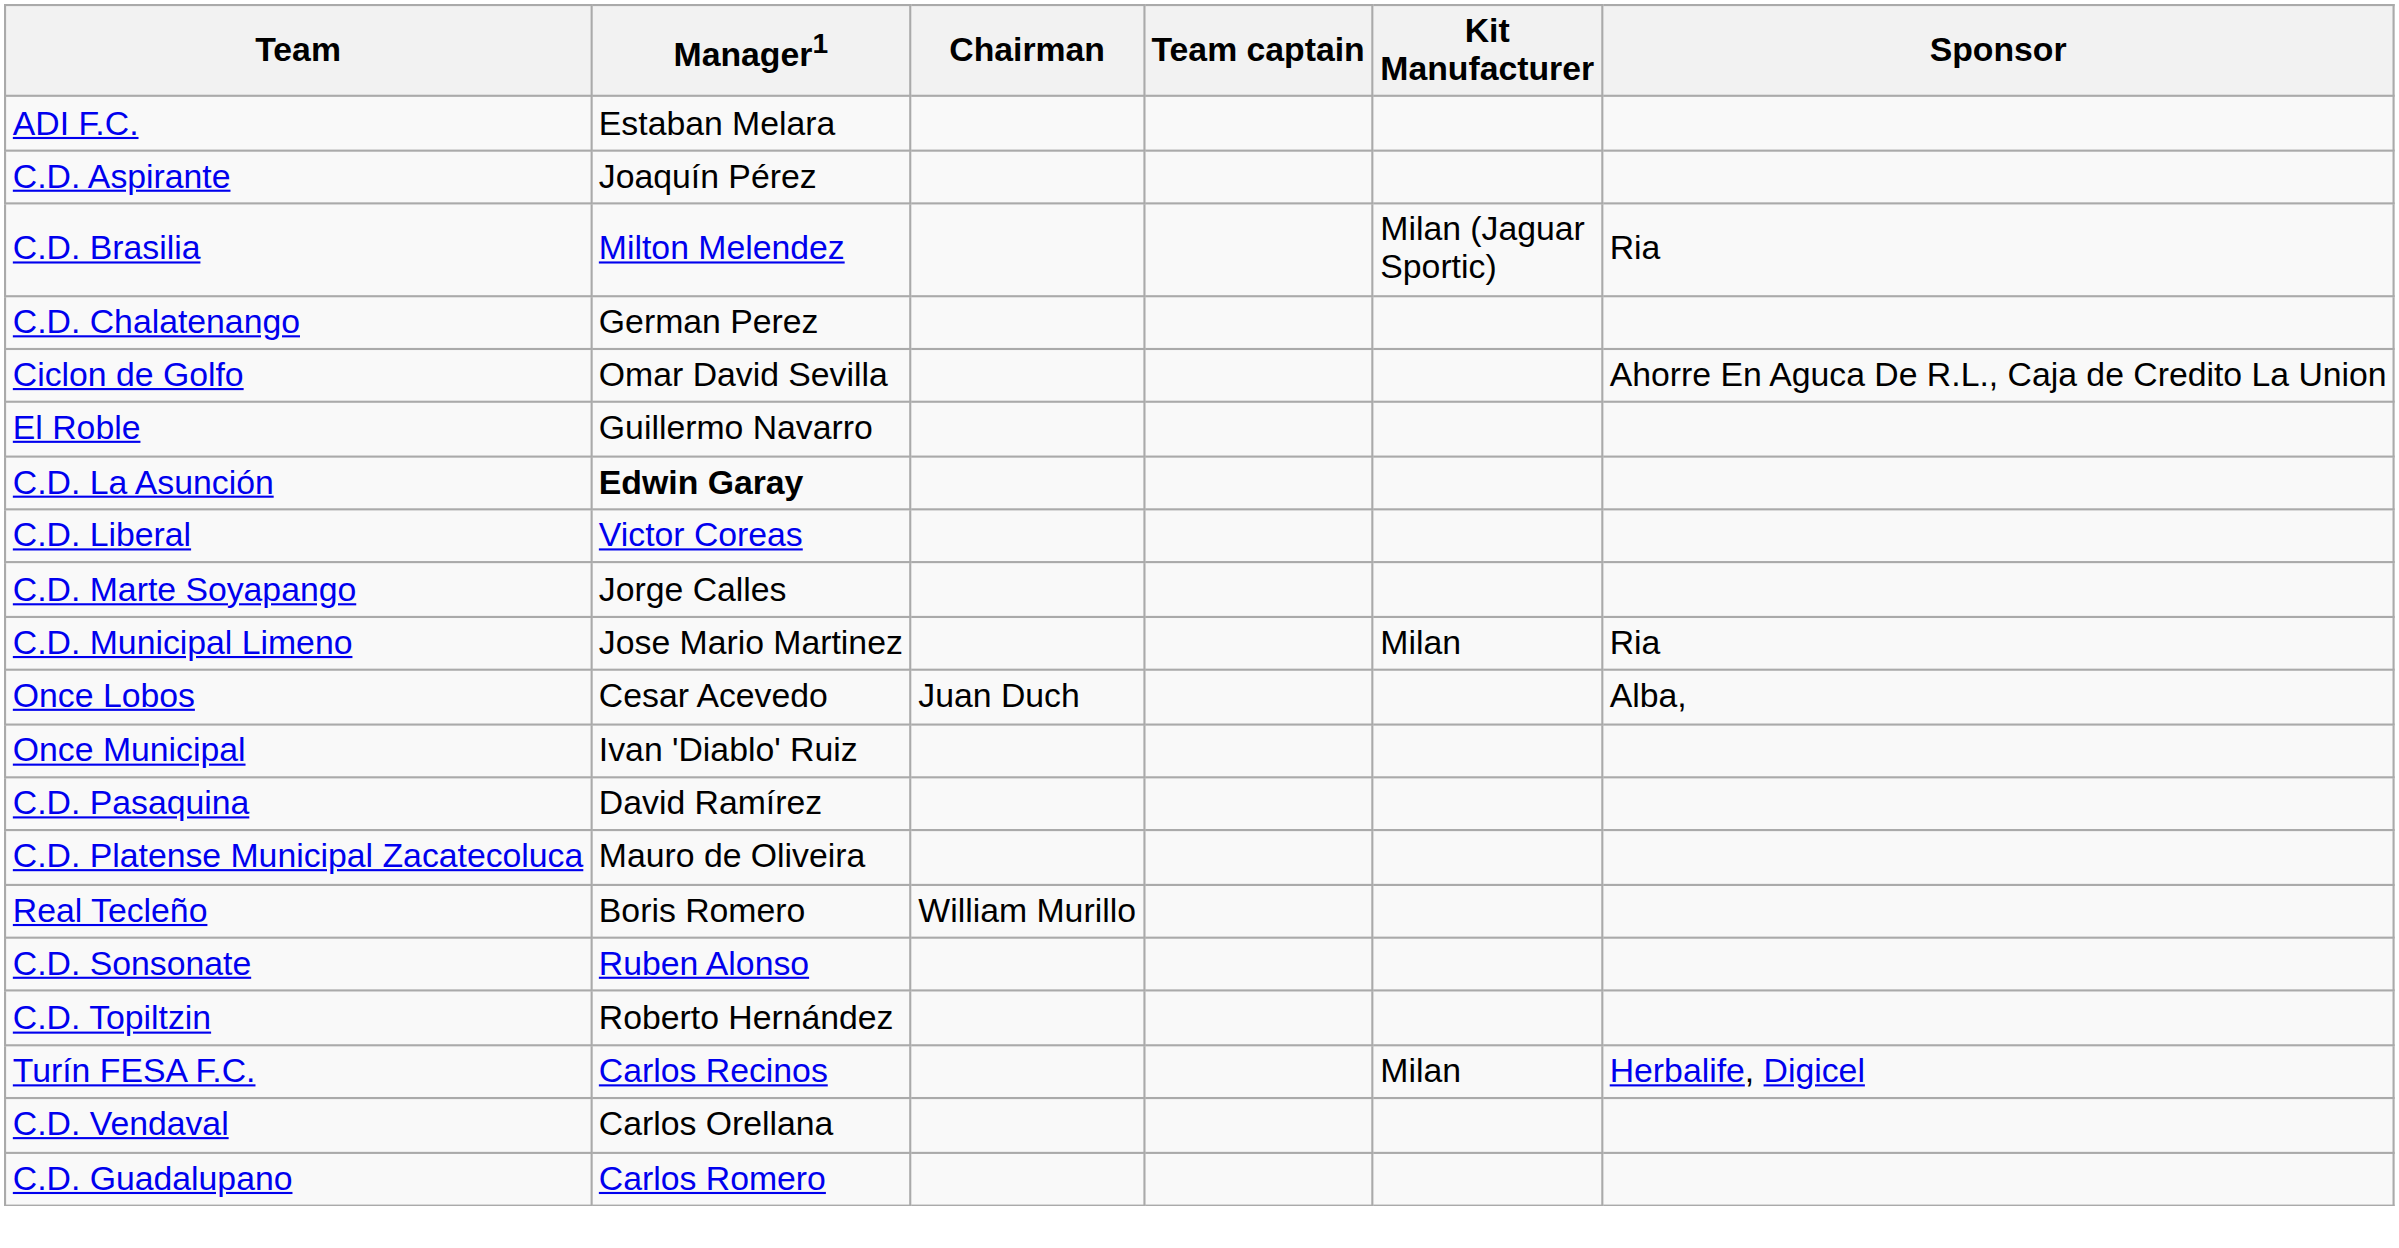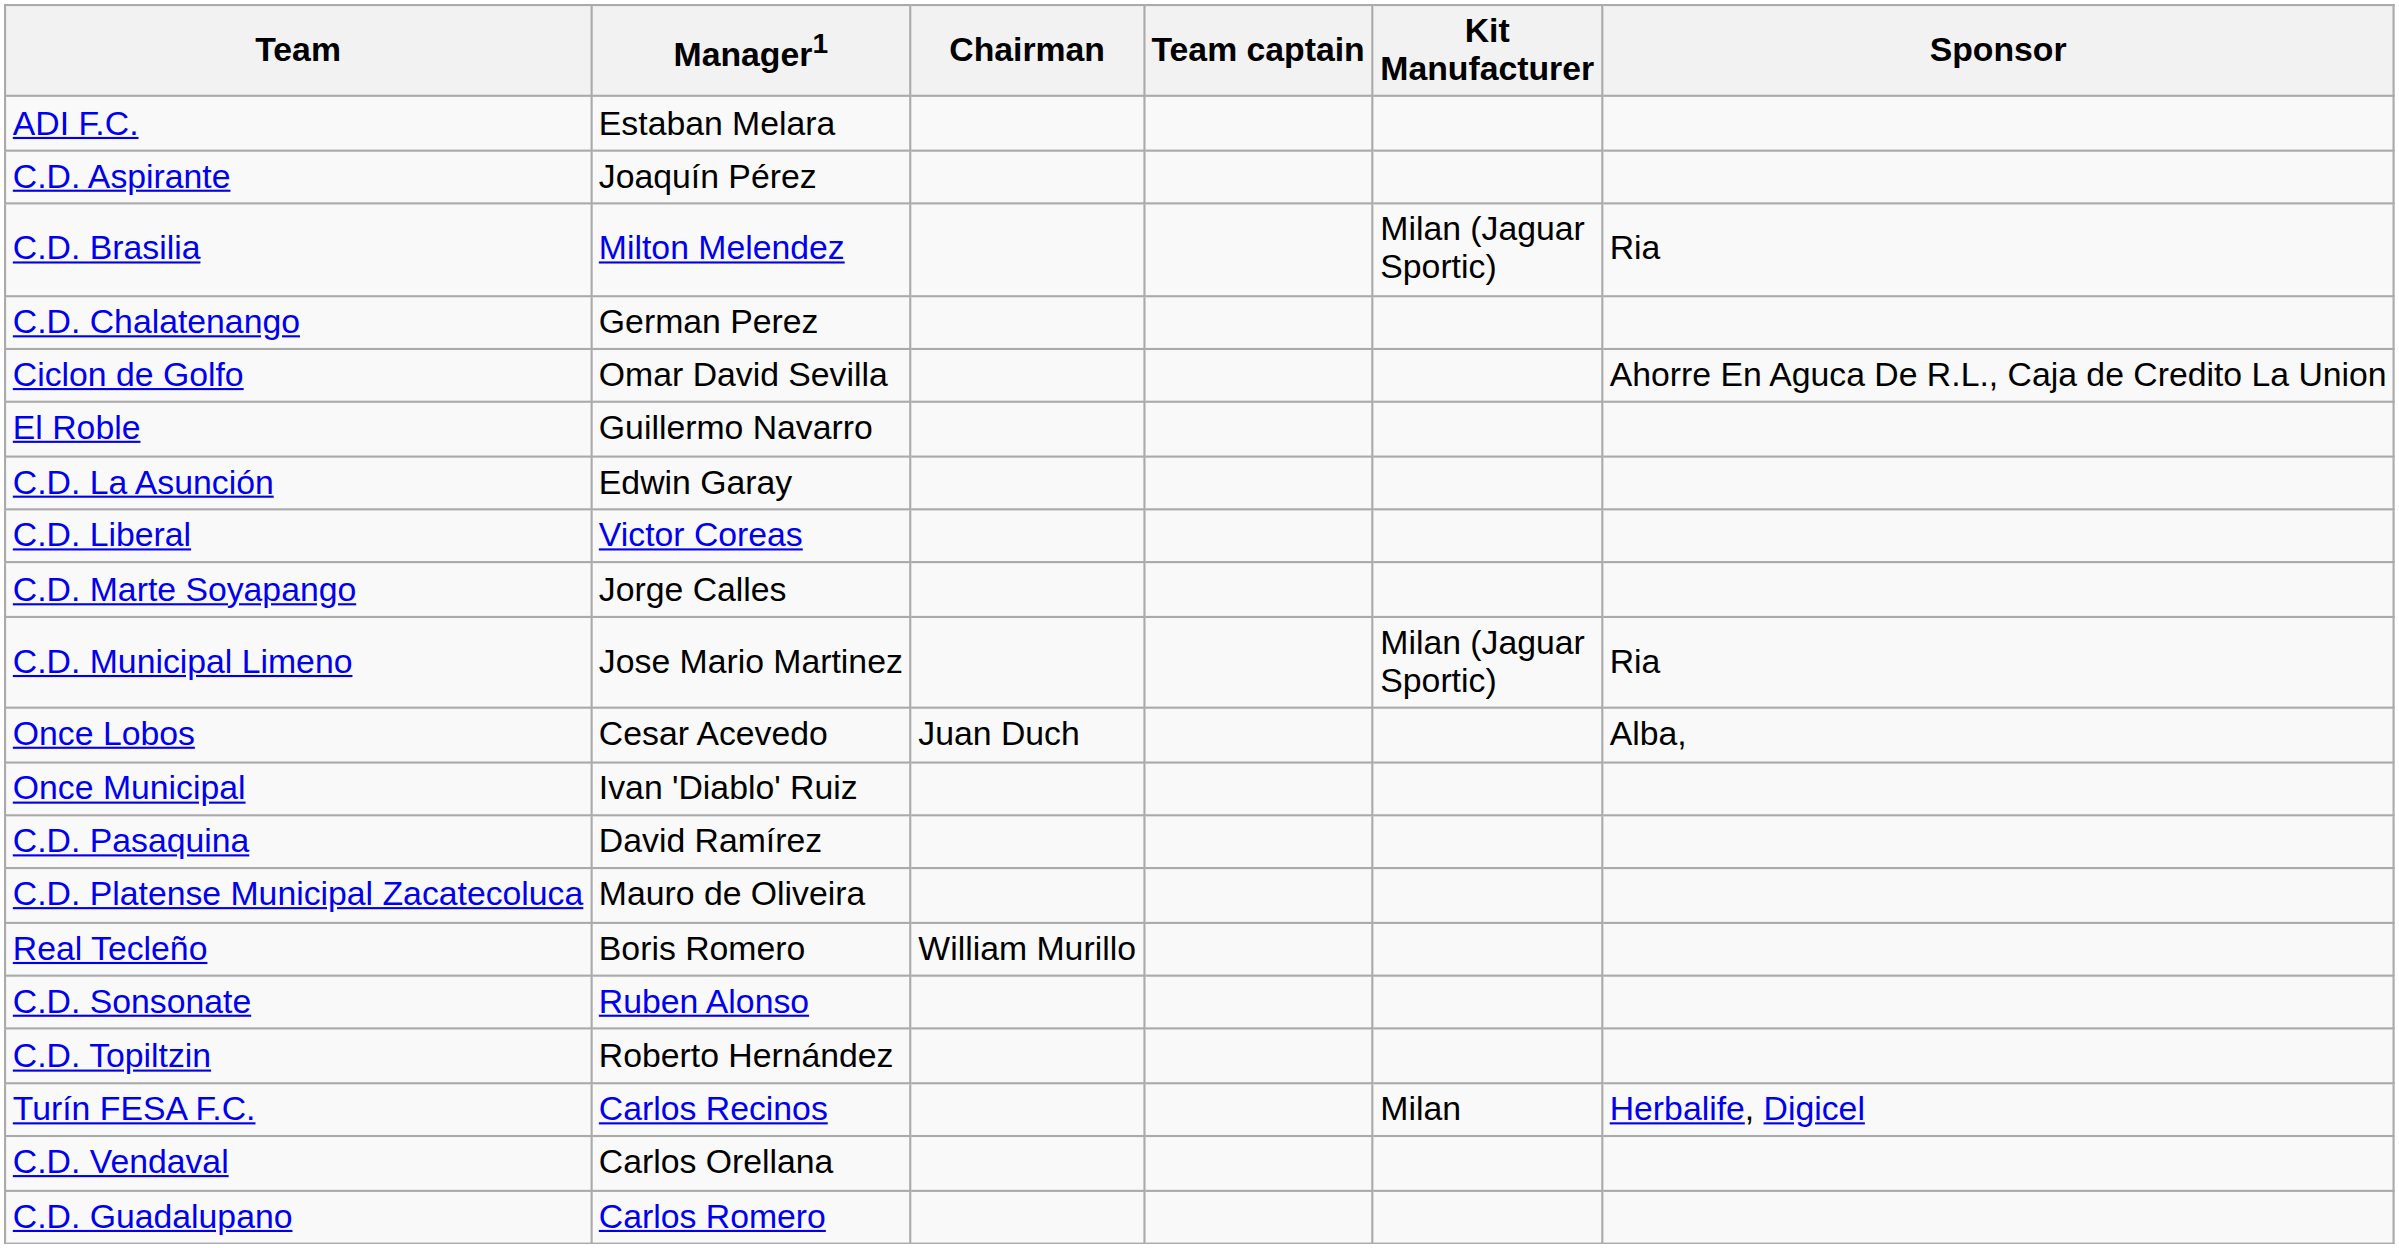(701, 482) bold -> (695, 482) normal
(1421, 642) Milan -> (1483, 661) Milan (Jaguar Sportic)
